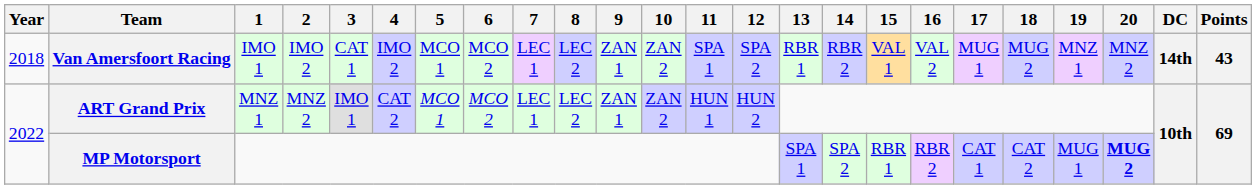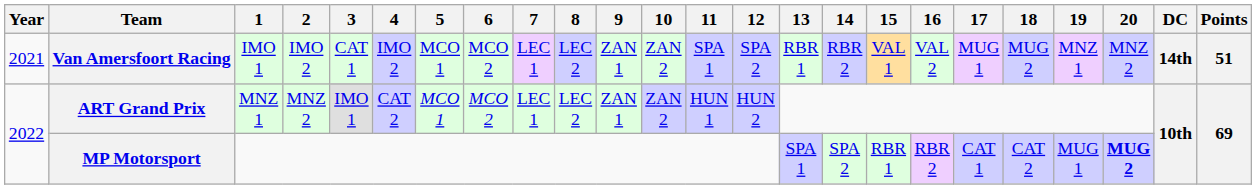(27, 58) 2018 -> (27, 58) 2021
(1224, 58) 43 -> (1224, 58) 51
